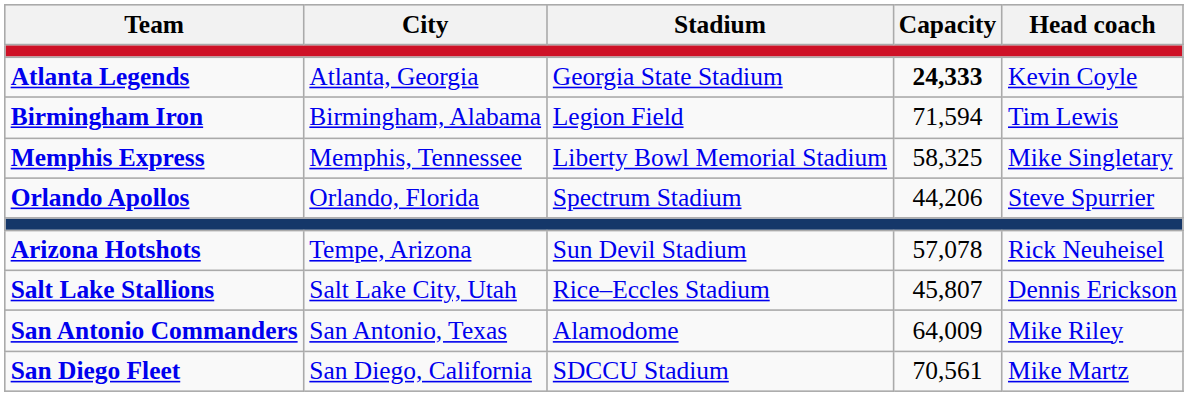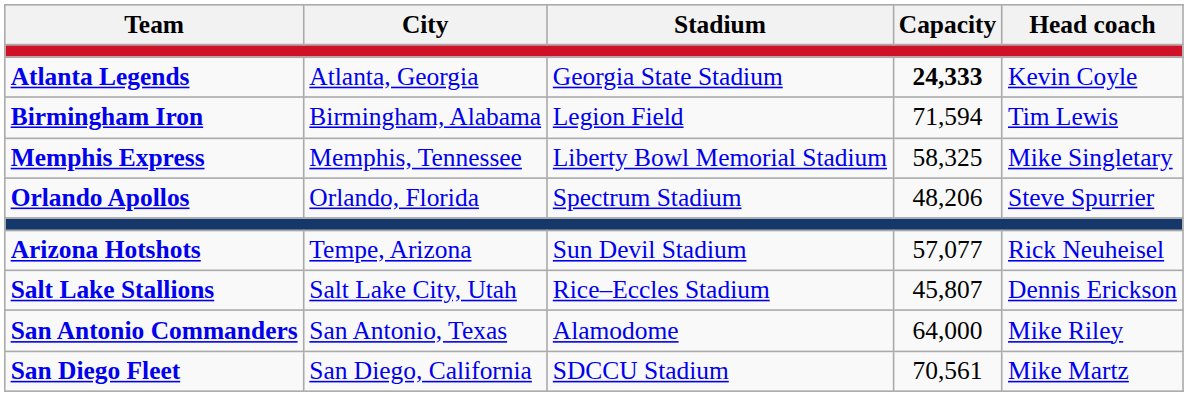(948, 197) 44,206 -> (948, 197) 48,206
(948, 249) 57,078 -> (948, 249) 57,077
(948, 330) 64,009 -> (948, 330) 64,000
